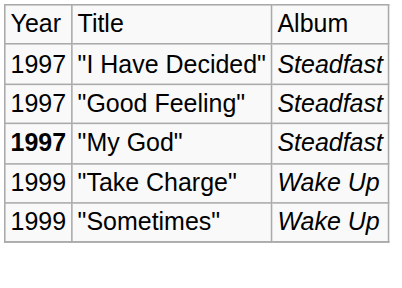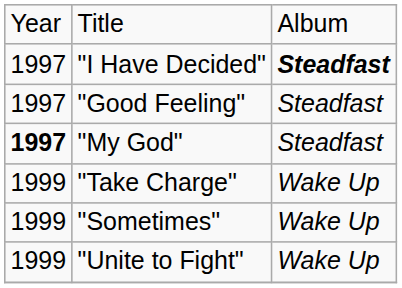(330, 63) normal -> (334, 63) bold
+ row: (161, 261)
